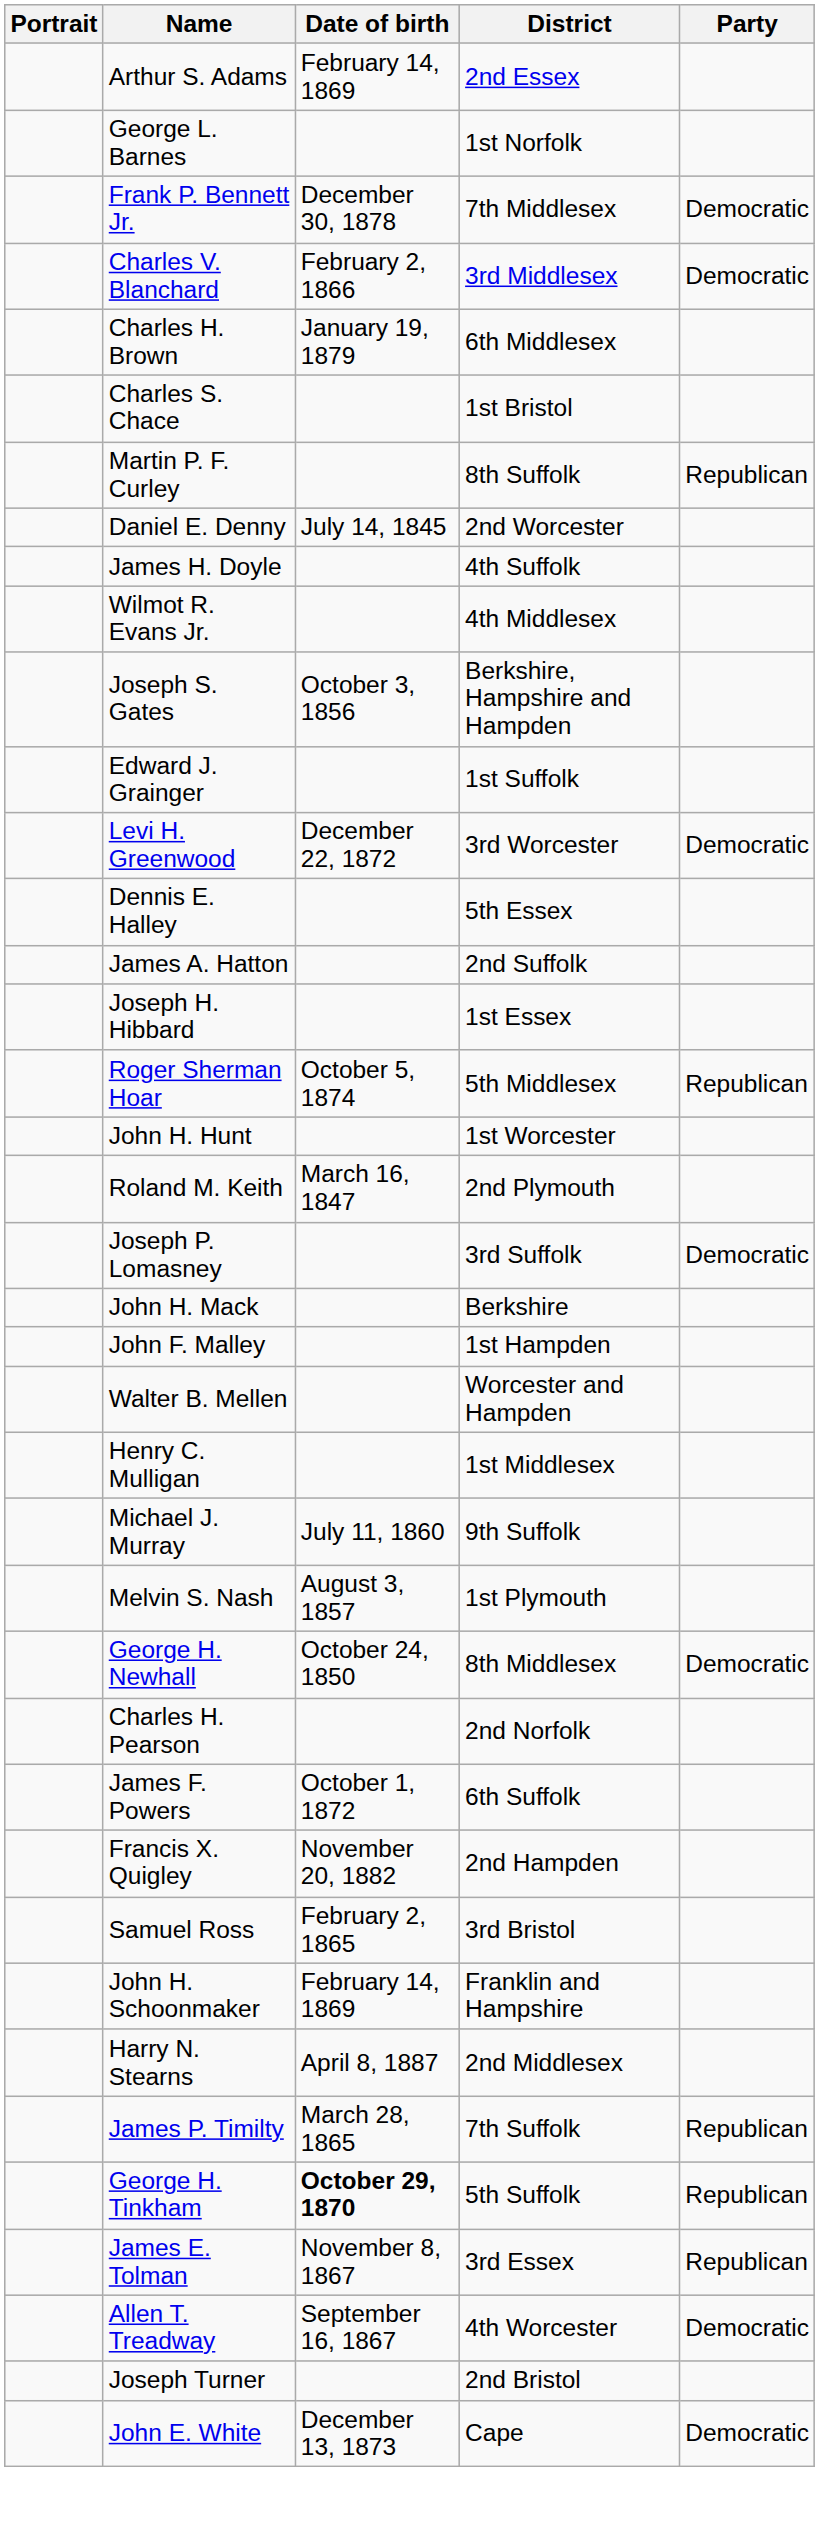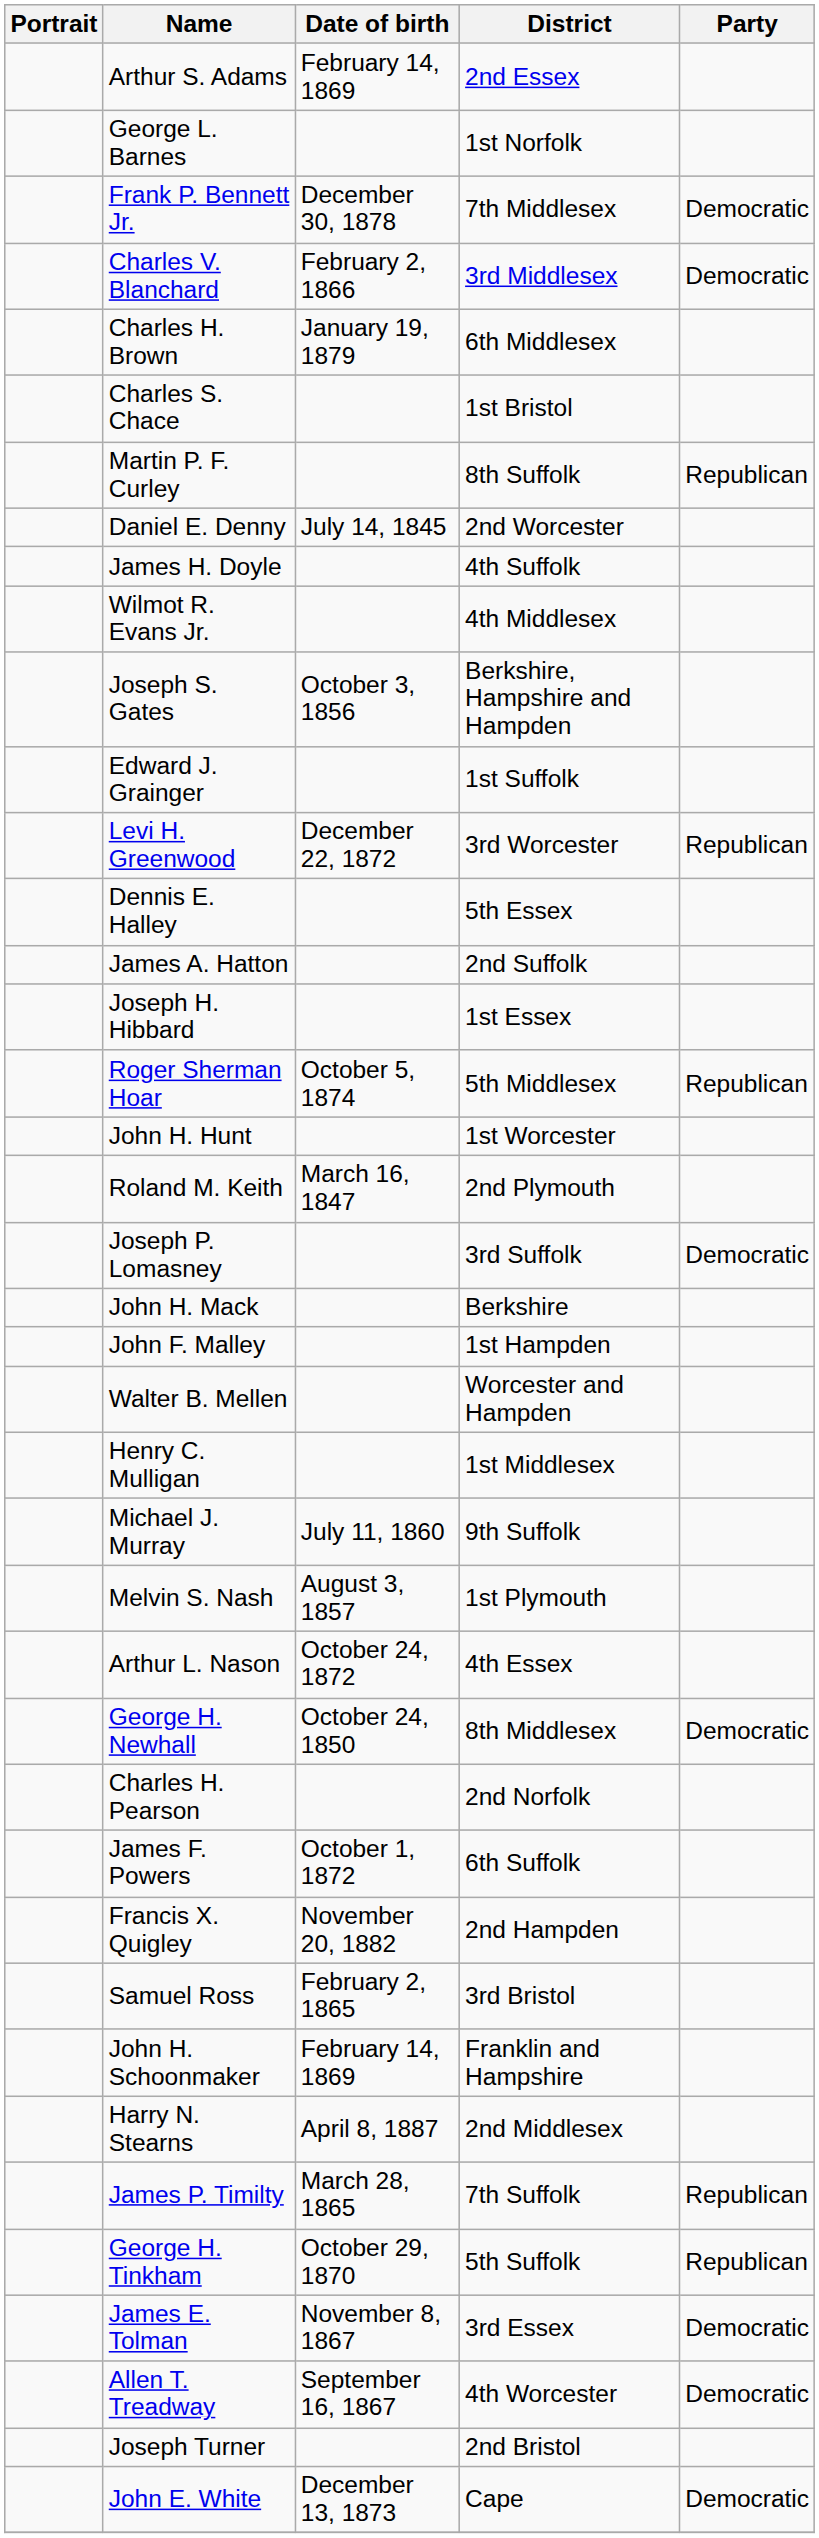(747, 845) Democratic -> (747, 845) Republican
+ row: (194, 1664)
(368, 2195) bold -> (365, 2261) normal
(747, 2261) Republican -> (747, 2327) Democratic
